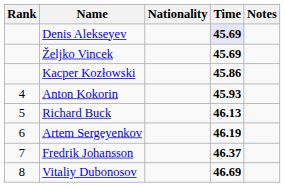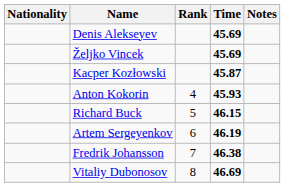columns swapped: (22, 14) <-> (178, 14)
(227, 34) lavender background -> (227, 34) no background
(227, 73) 45.86 -> (227, 73) 45.87
(227, 113) 46.13 -> (227, 113) 46.15
(227, 152) 46.37 -> (227, 152) 46.38
